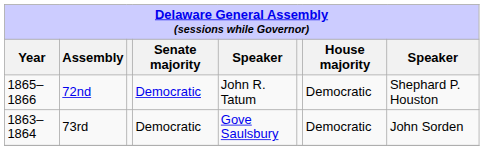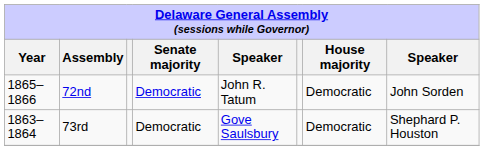(425, 92) Shephard P. Houston -> (427, 92) John Sorden
(427, 127) John Sorden -> (425, 127) Shephard P. Houston
